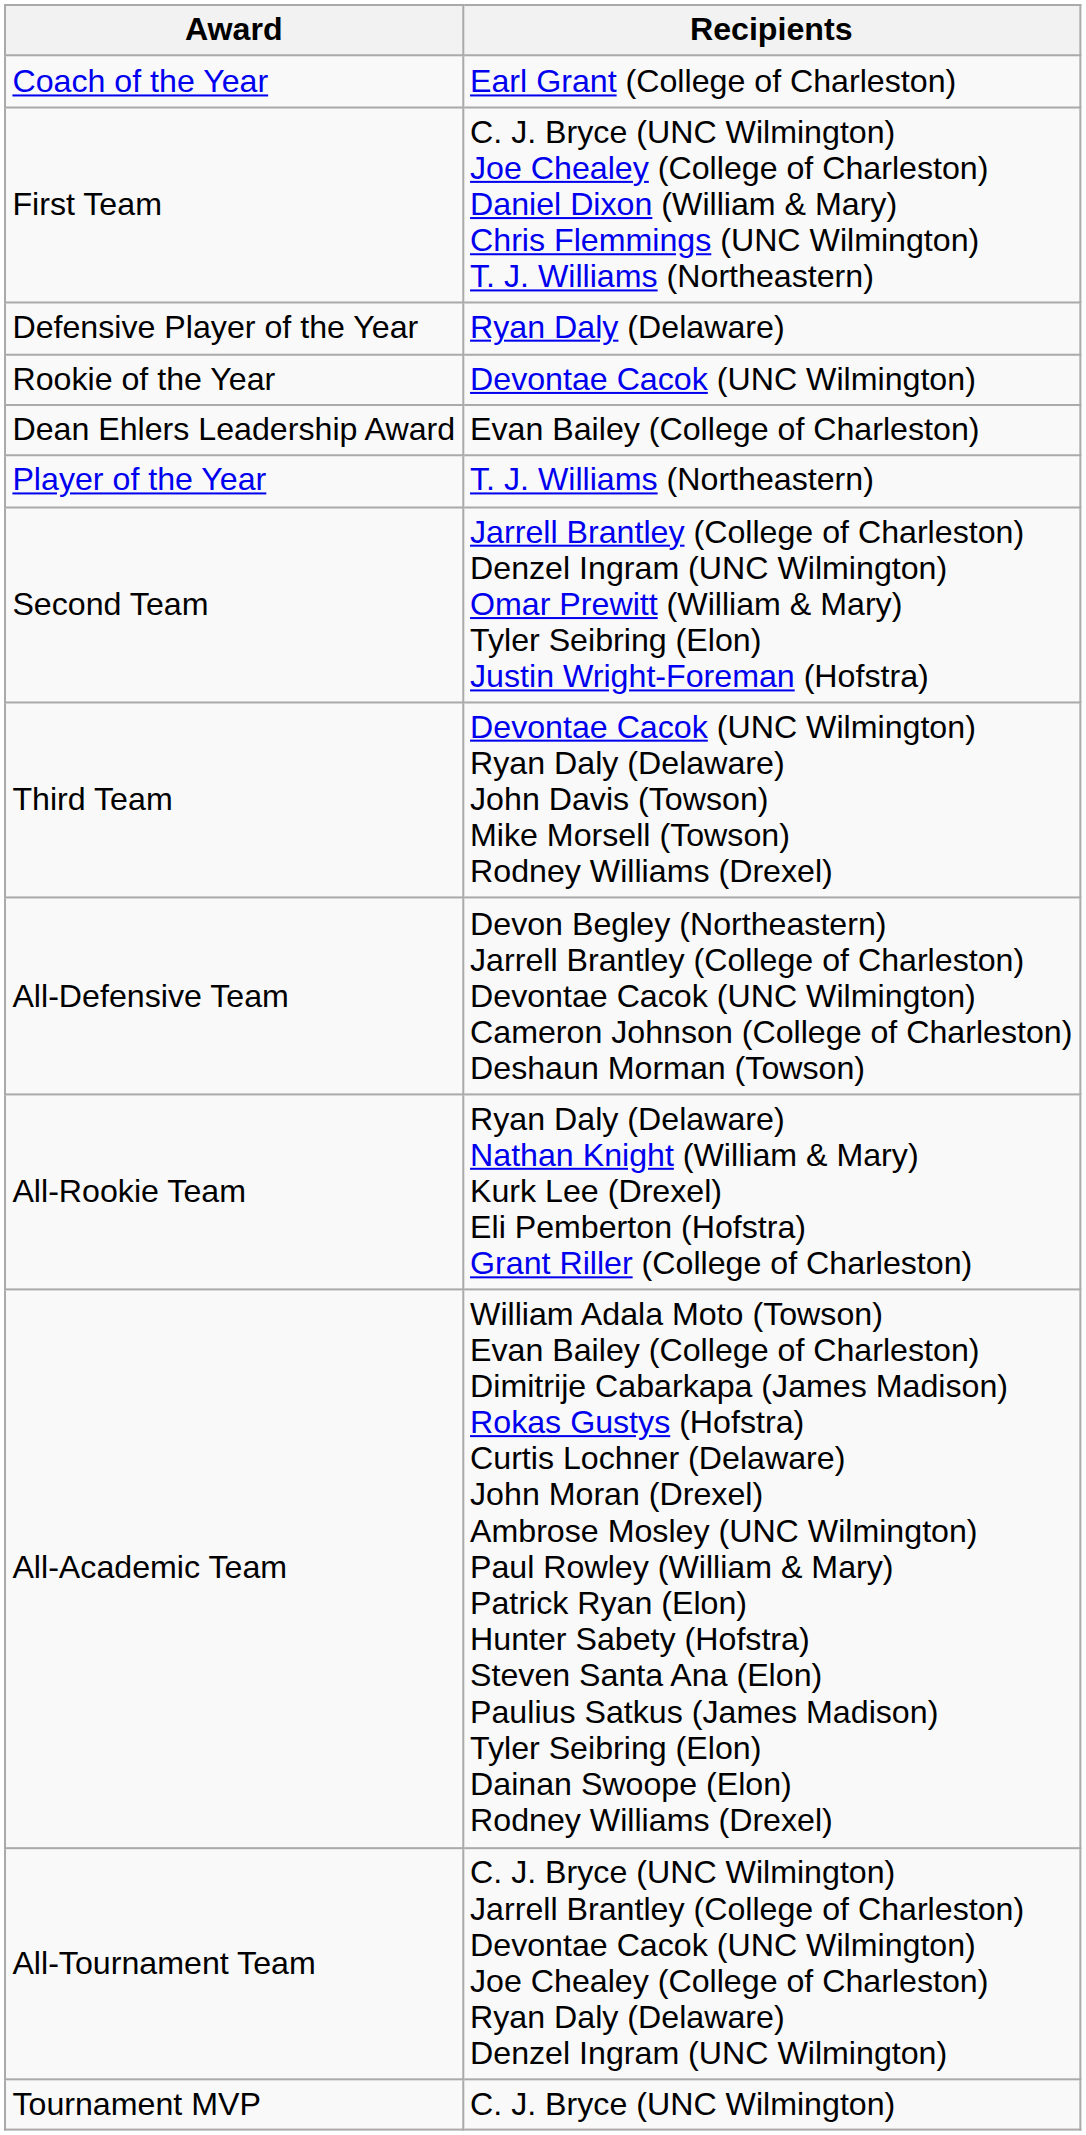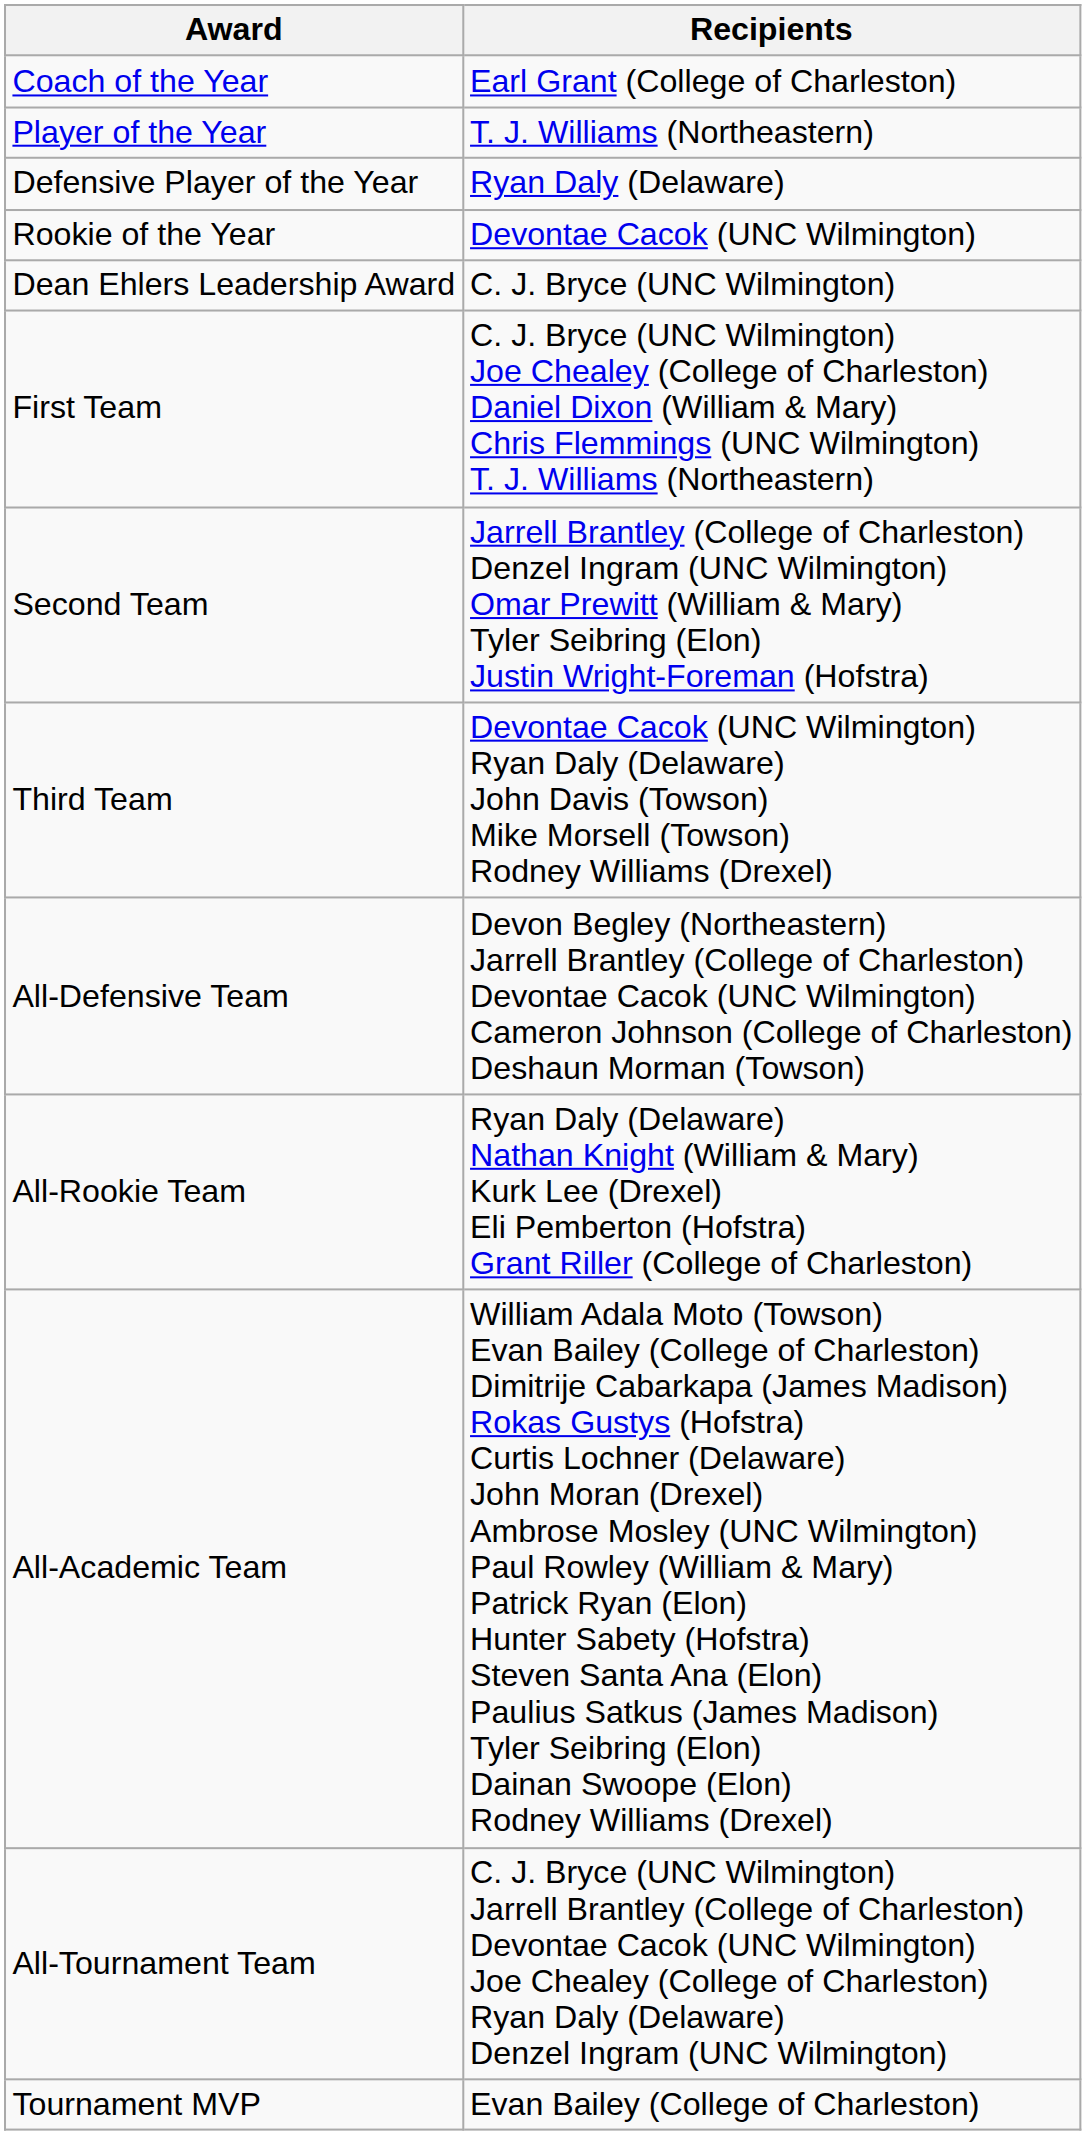rows swapped: (139, 480) <-> (87, 204)
(725, 429) Evan Bailey (College of Charleston) -> (683, 285) C. J. Bryce (UNC Wilmington)
(683, 2104) C. J. Bryce (UNC Wilmington) -> (725, 2104) Evan Bailey (College of Charleston)
